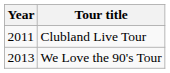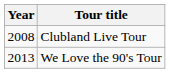(21, 36) 2011 -> (21, 36) 2008
